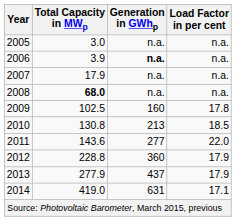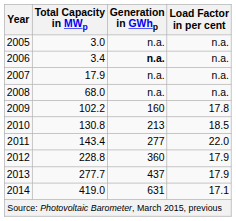(98, 59) 3.9 -> (98, 59) 3.4
(95, 92) bold -> (95, 92) normal
(92, 108) 102.5 -> (92, 108) 102.2
(92, 141) 143.6 -> (92, 141) 143.4
(92, 174) 277.9 -> (92, 174) 277.7
